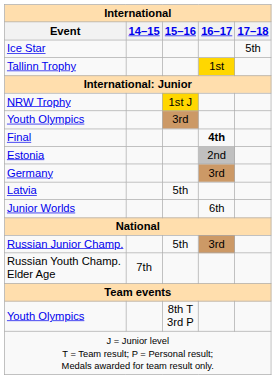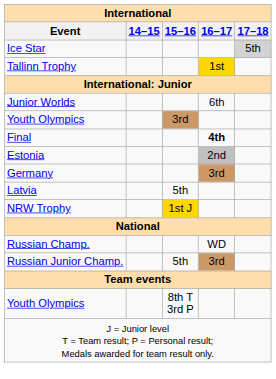(253, 48) no background -> (253, 48) lightgrey background
rows swapped: (41, 208) <-> (39, 102)
+ row: (48, 244)
- row: (64, 268)
